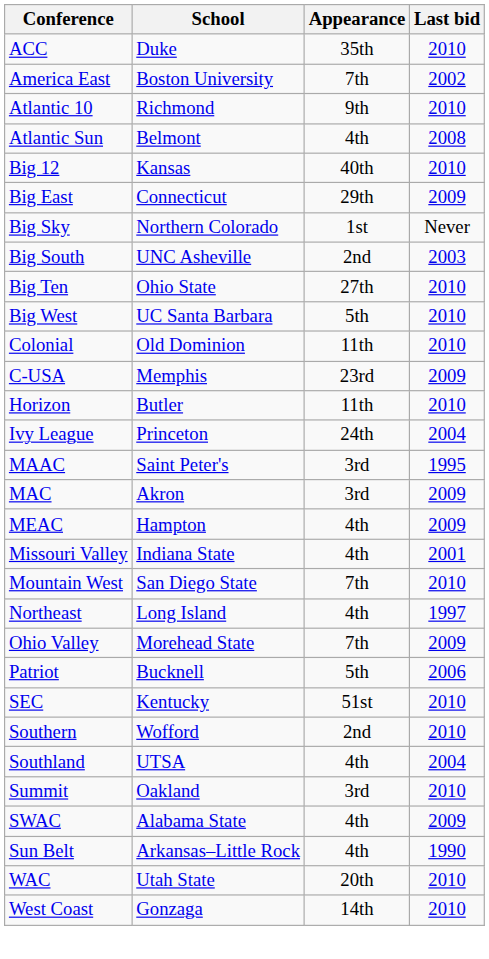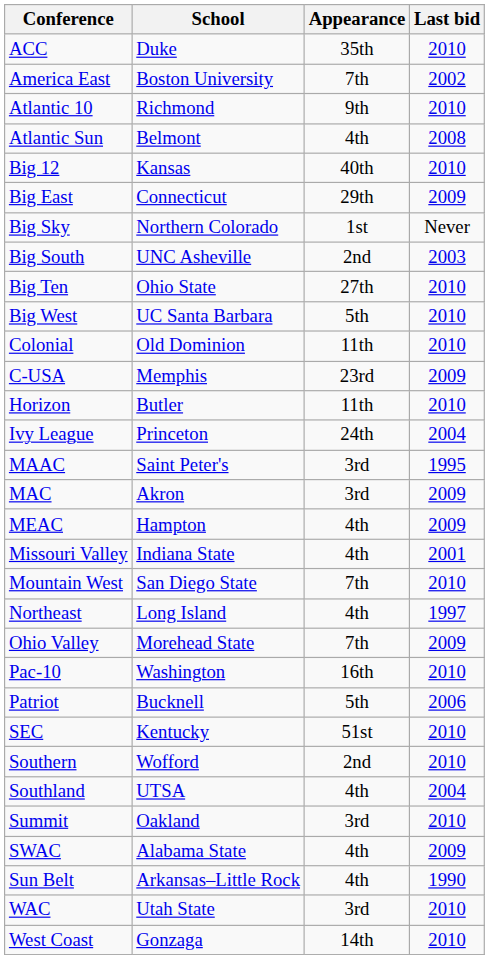+ row: (35, 672)
(357, 880) 20th -> (357, 910) 3rd
